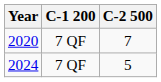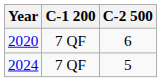(128, 40) 7 -> (128, 40) 6
